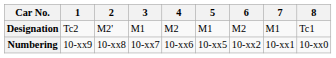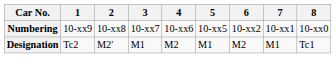rows swapped: (33, 28) <-> (33, 45)
